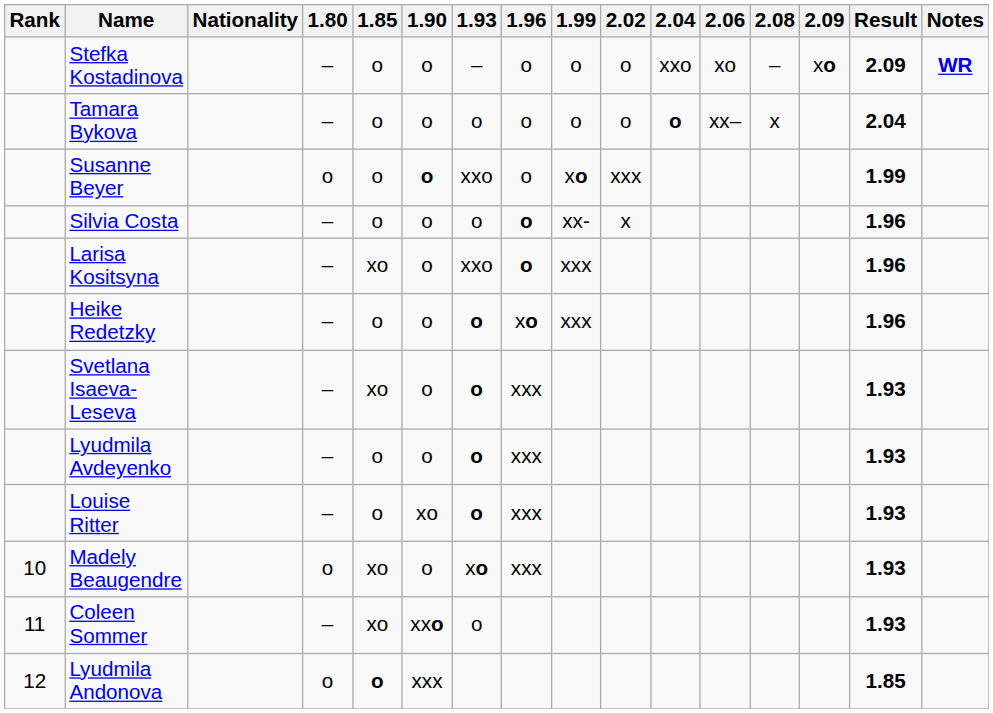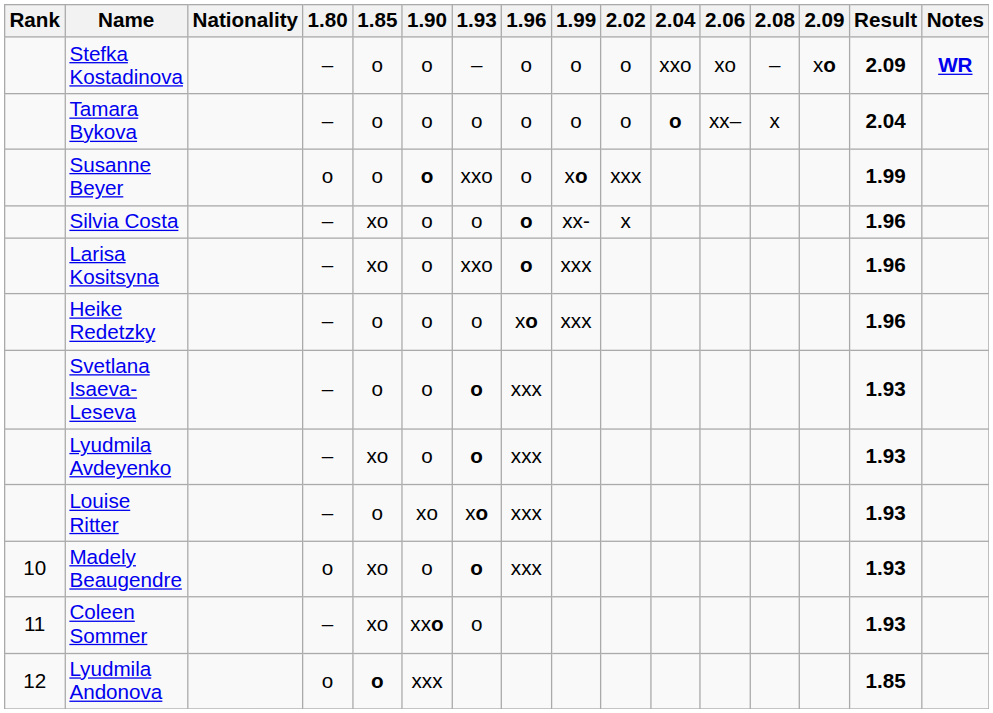(377, 221) o -> (377, 221) xo
(477, 321) bold -> (477, 321) normal
(377, 389) xo -> (377, 389) o
(377, 456) o -> (377, 456) xo
(477, 512) o -> (477, 512) xo
(477, 568) xo -> (477, 568) o
